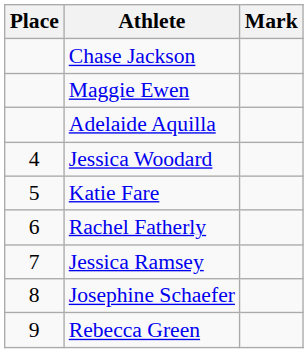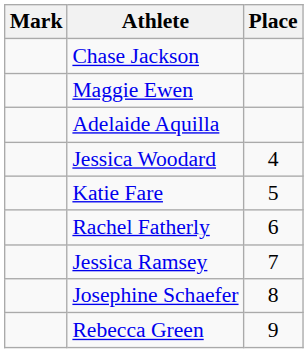columns swapped: (34, 21) <-> (271, 21)
